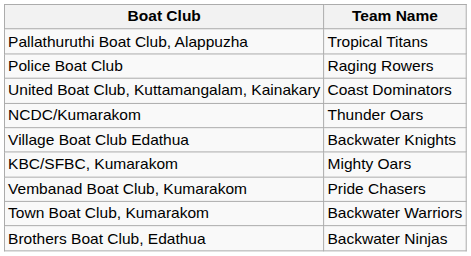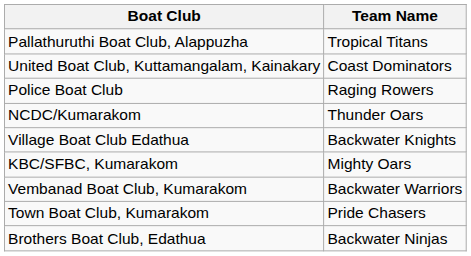rows swapped: (65, 66) <-> (164, 90)
(377, 189) Pride Chasers -> (395, 189) Backwater Warriors
(395, 213) Backwater Warriors -> (377, 213) Pride Chasers
